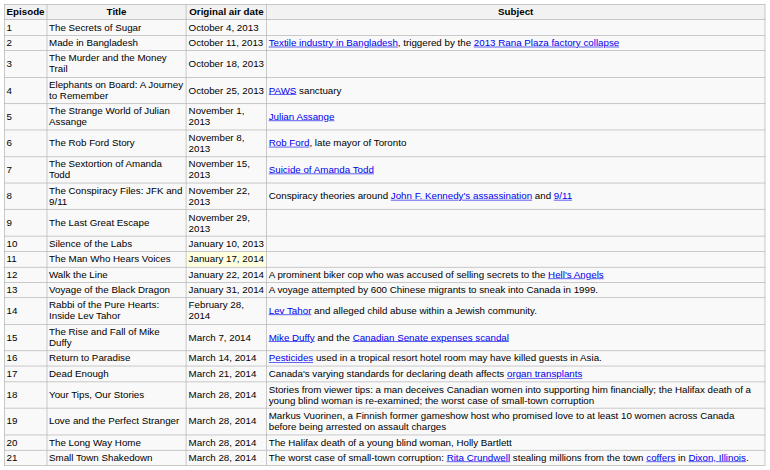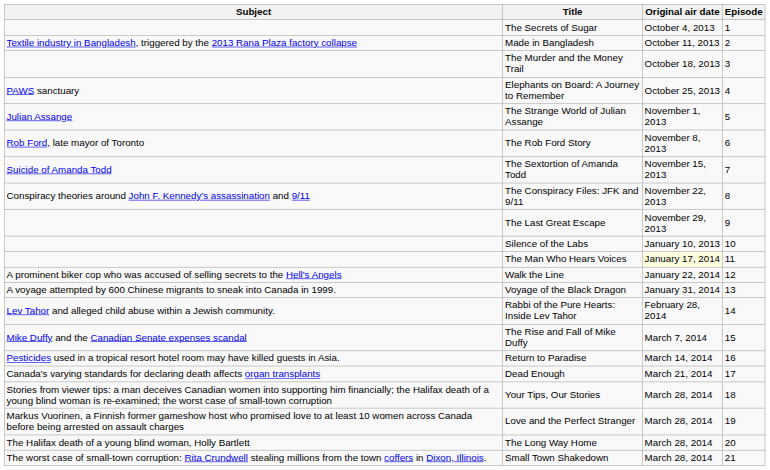columns swapped: (26, 12) <-> (516, 12)
